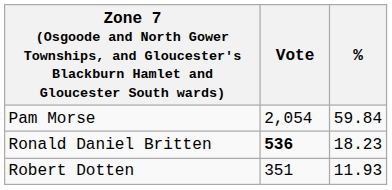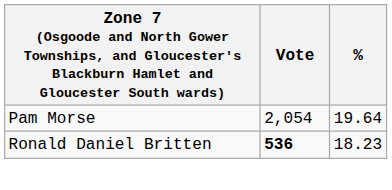(358, 118) 59.84 -> (358, 118) 19.64
- row: (71, 171)
